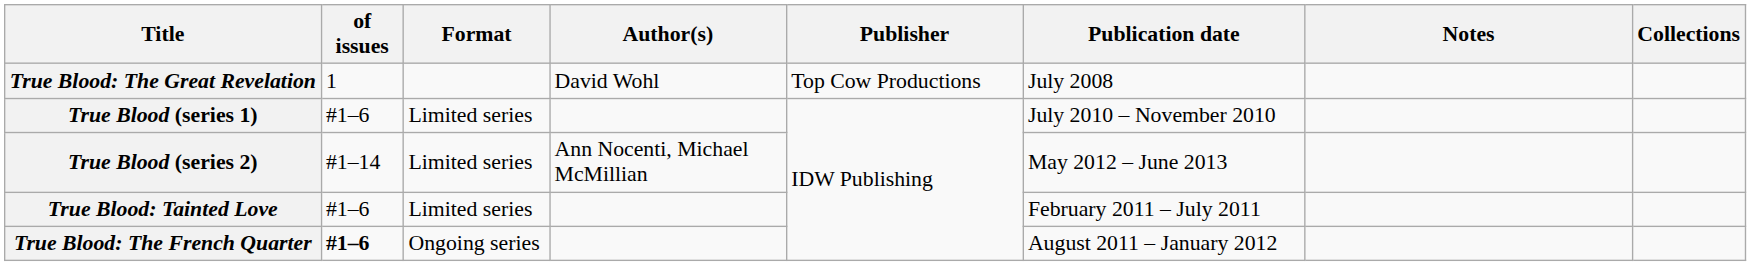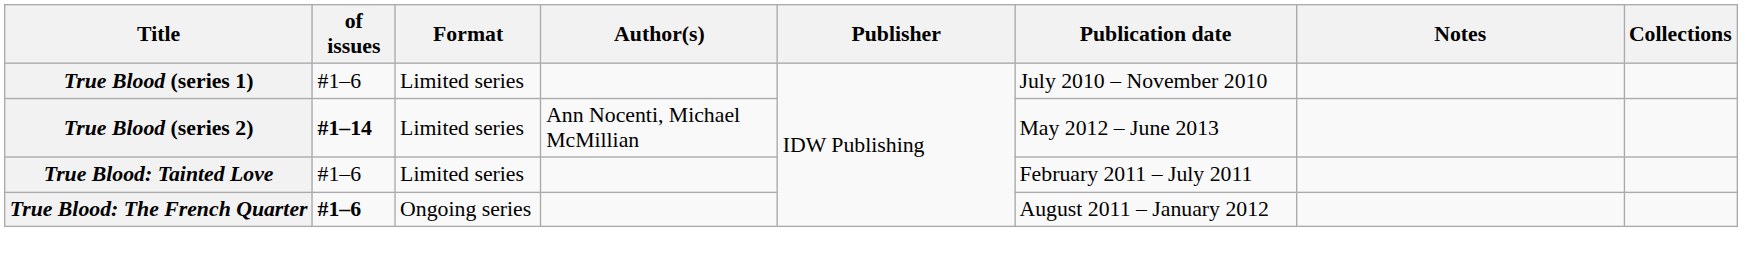- row: (163, 80)
(353, 162) normal -> (345, 127) bold
